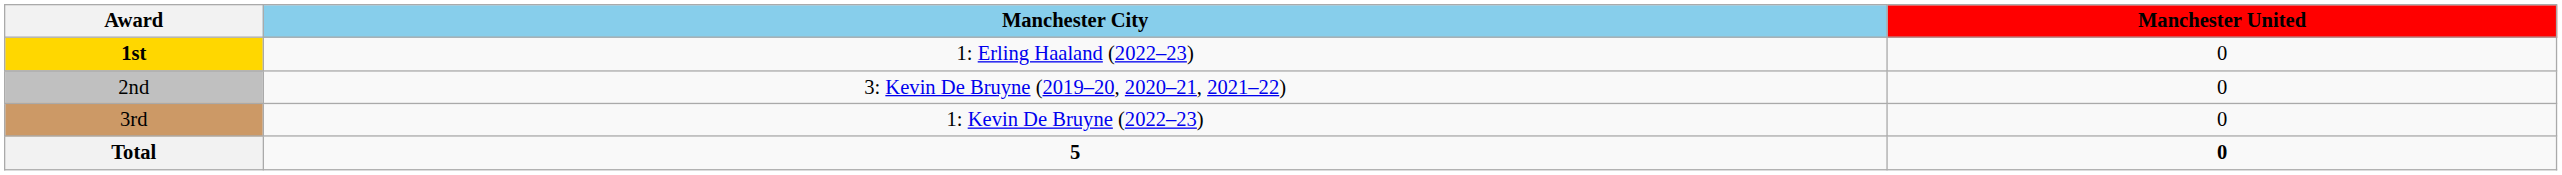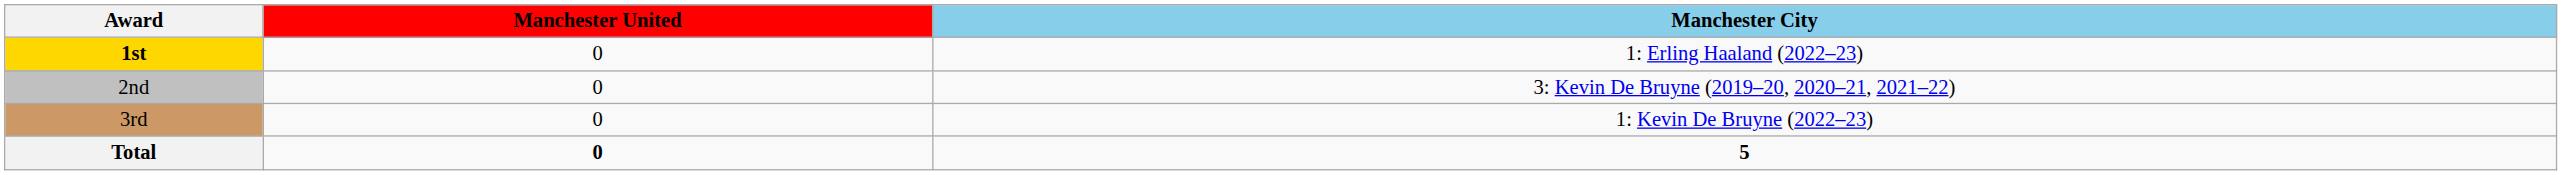columns swapped: (2222, 20) <-> (1075, 20)
